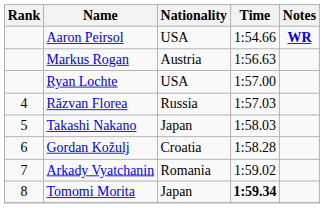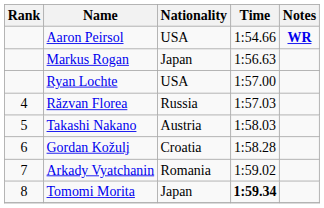(181, 59) Austria -> (176, 59) Japan
(176, 125) Japan -> (181, 125) Austria
